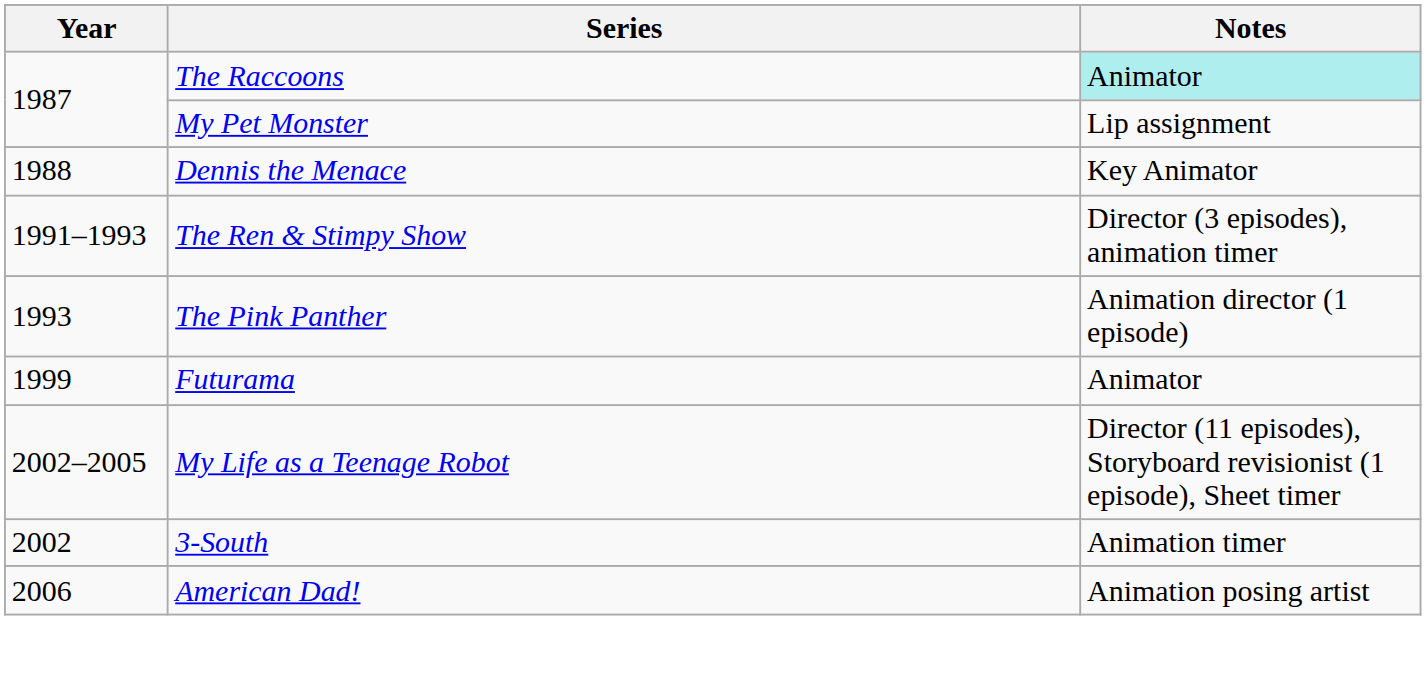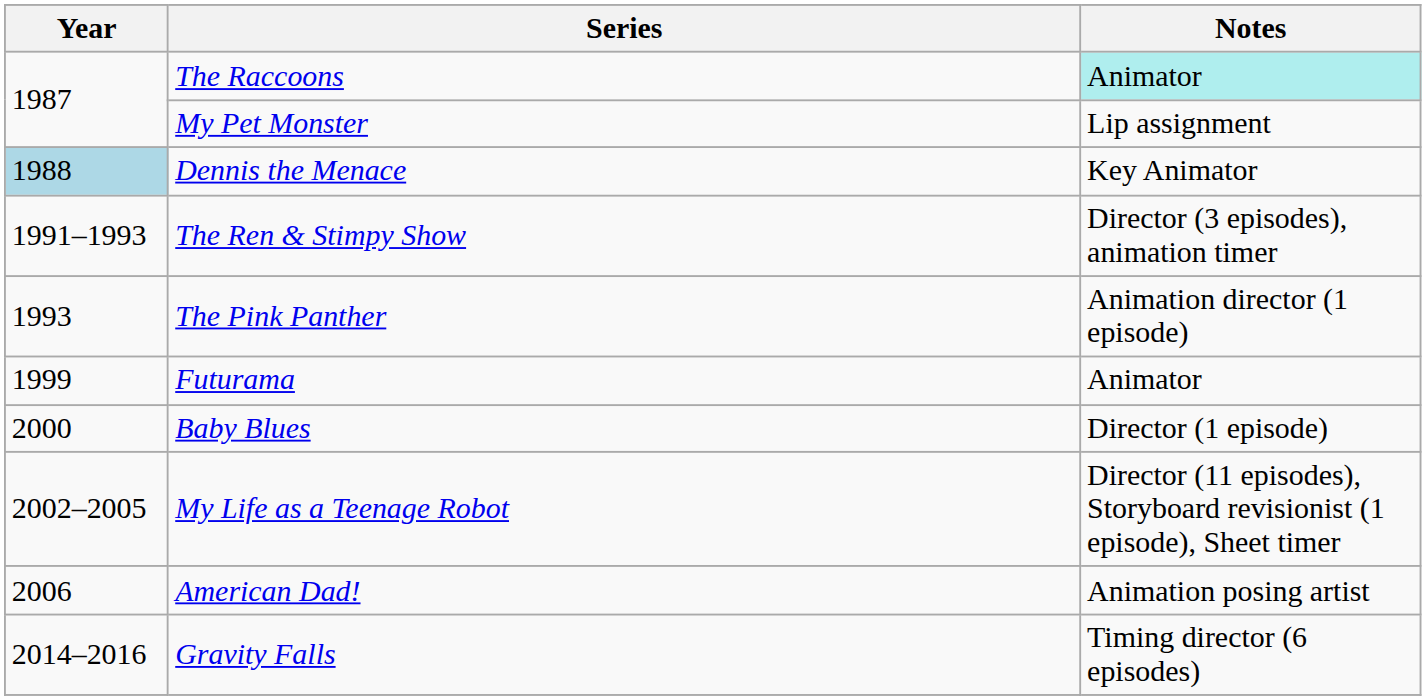(42, 170) no background -> (42, 170) lightblue background
+ row: (243, 427)
- row: (222, 542)
+ row: (255, 654)
